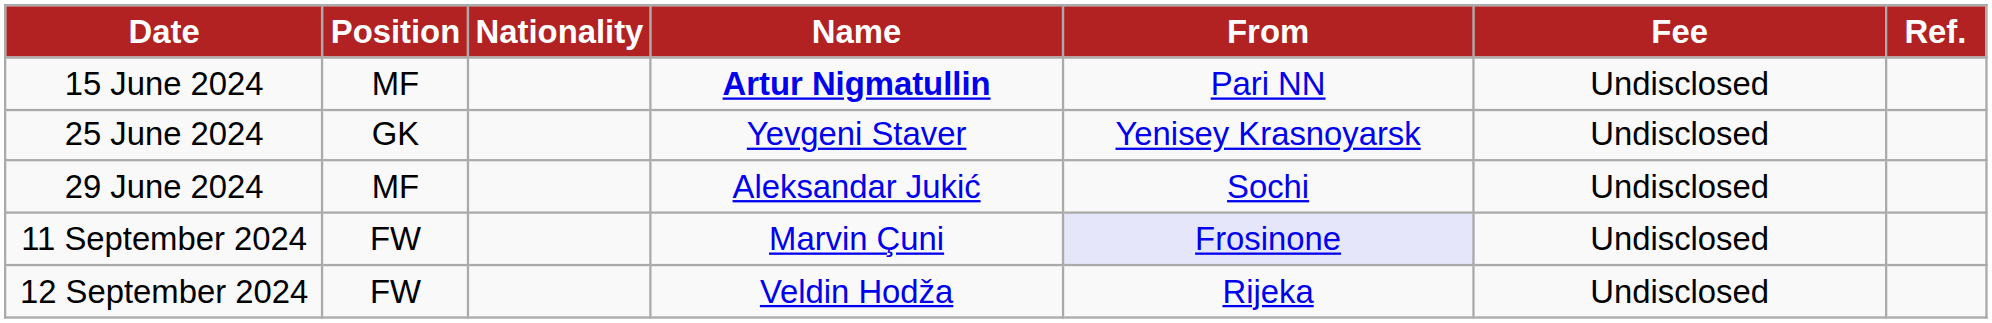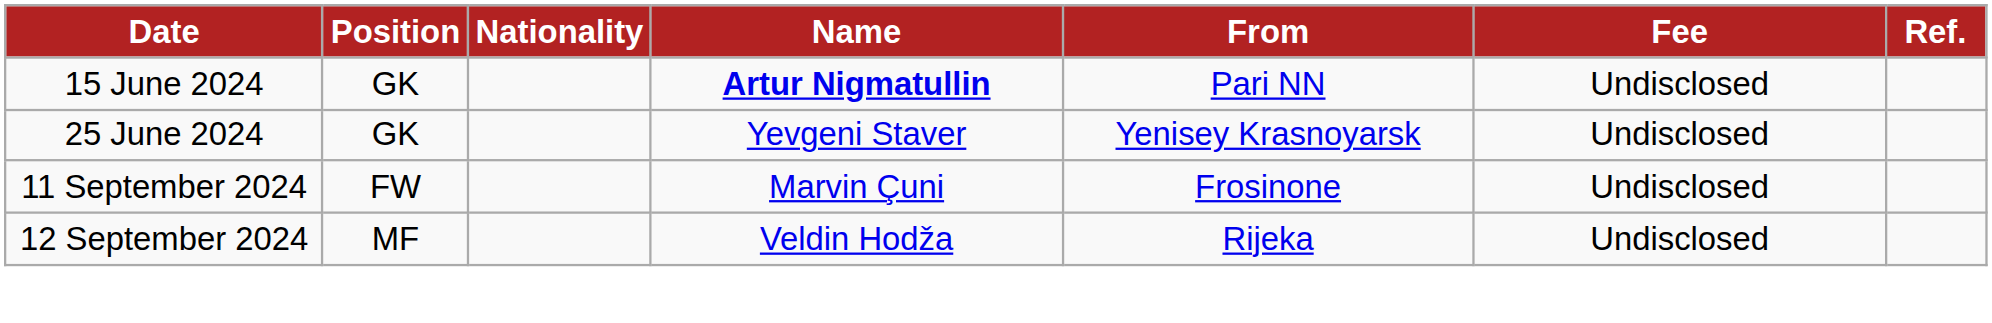(395, 83) MF -> (396, 83) GK
- row: (164, 187)
(1268, 239) lavender background -> (1268, 187) no background
(395, 291) FW -> (395, 239) MF
